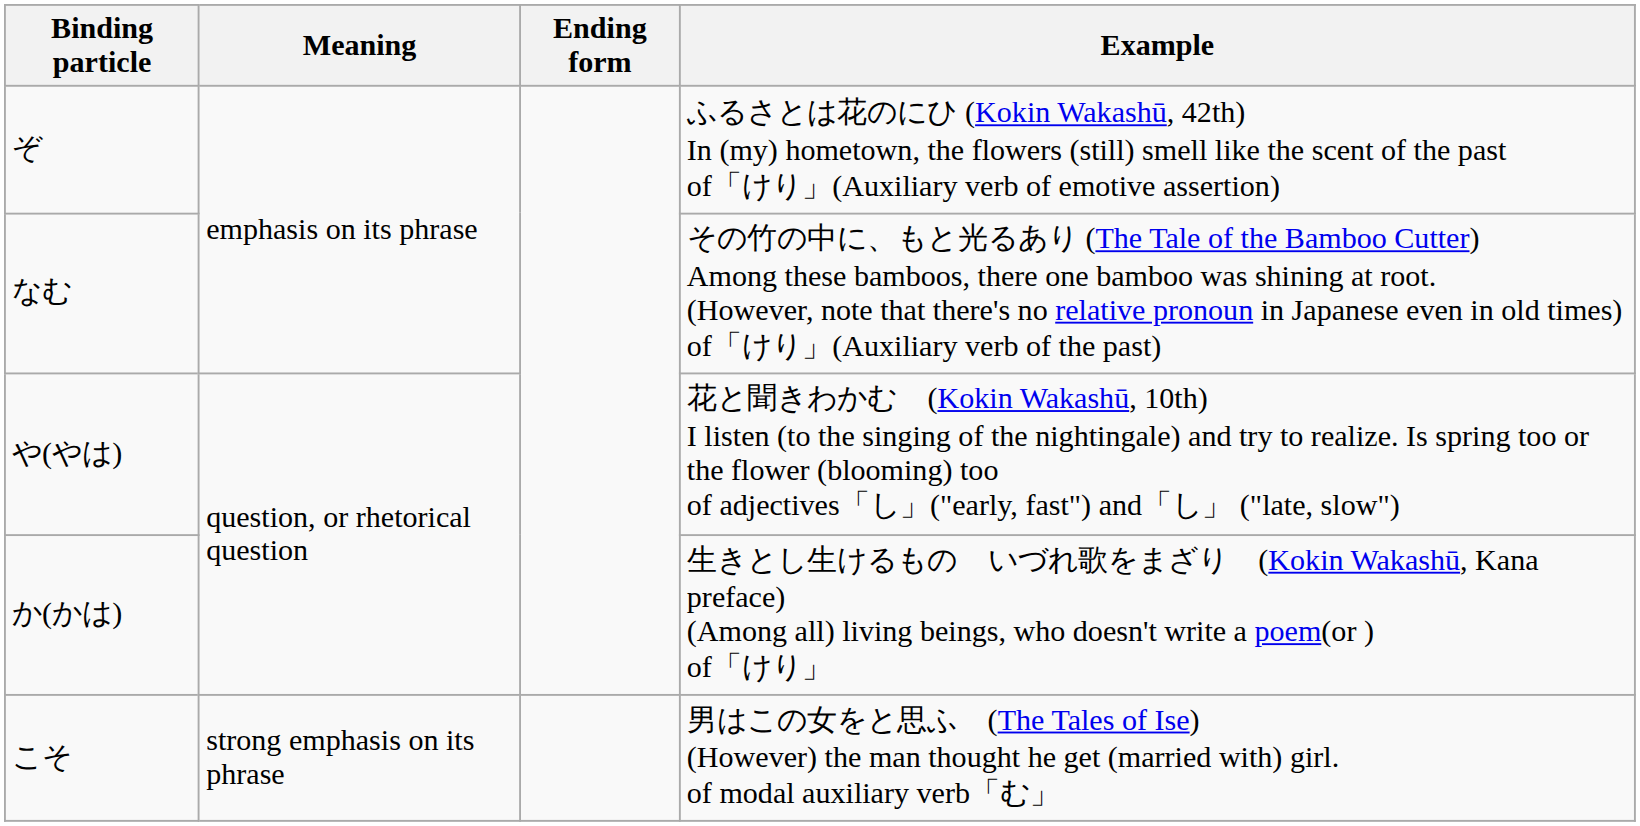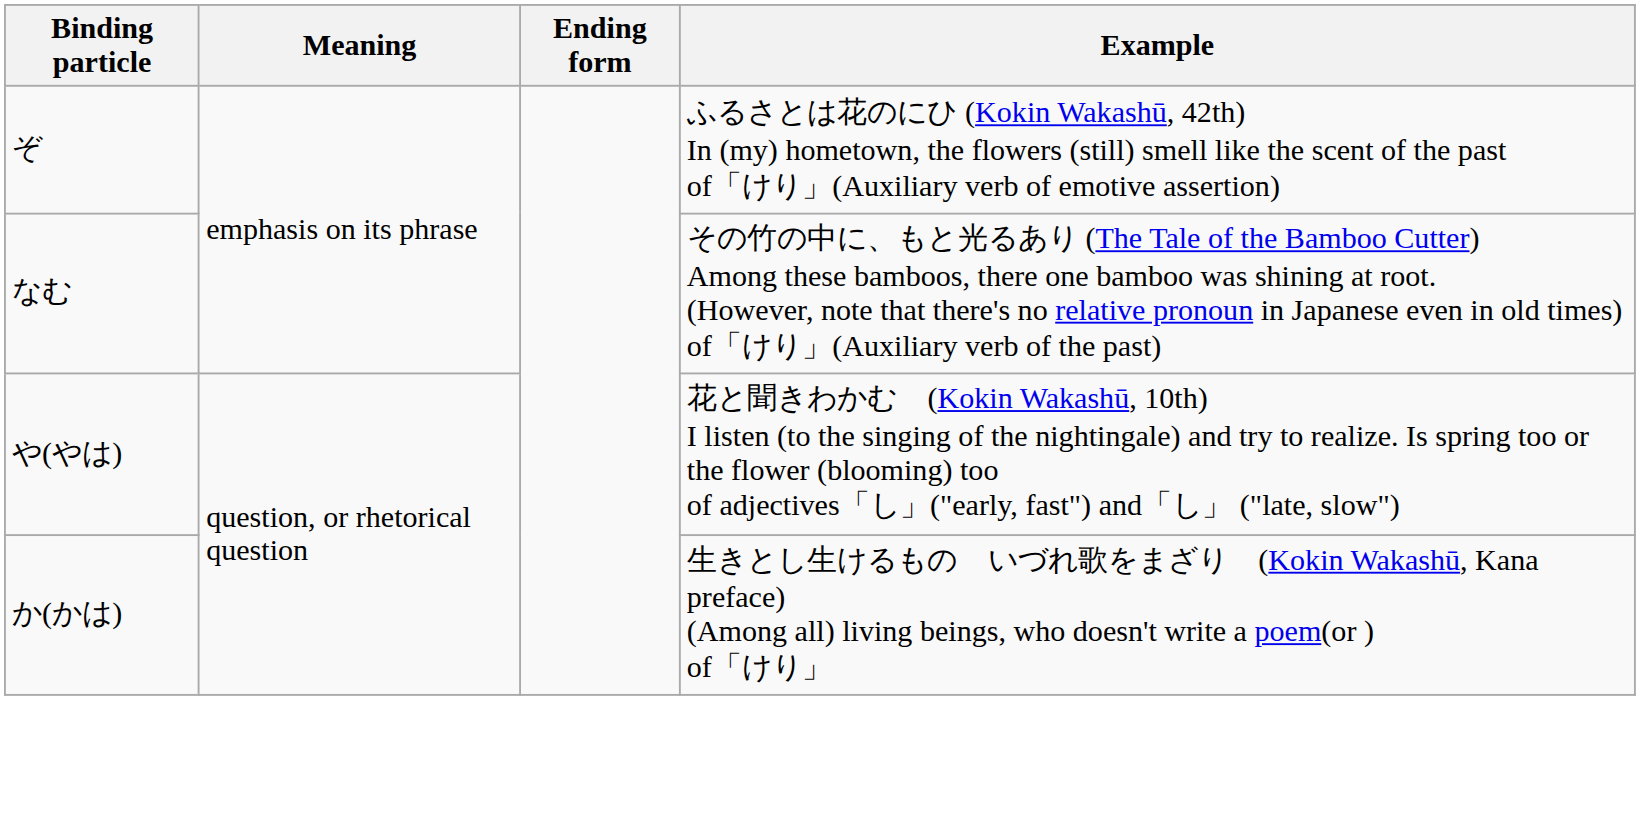- row: (42, 756)
